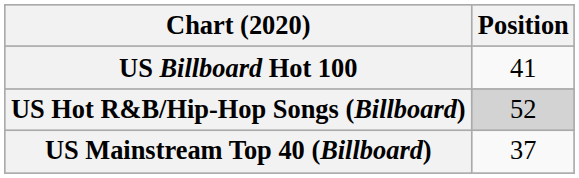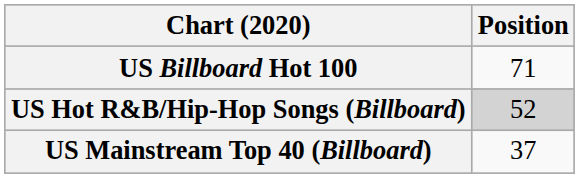(523, 67) 41 -> (523, 67) 71
